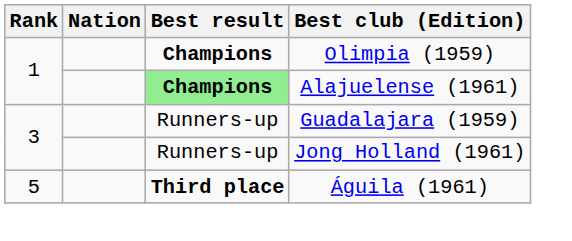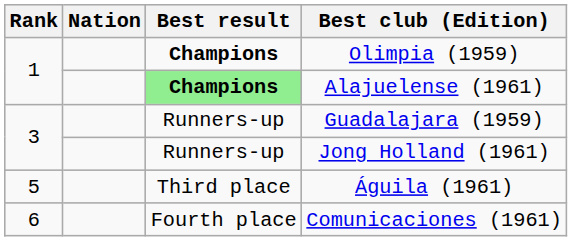(218, 187) bold -> (224, 187) normal
+ row: (434, 220)
